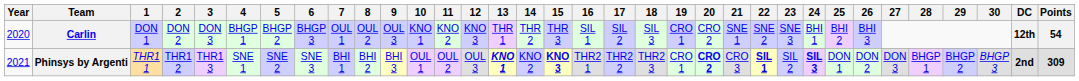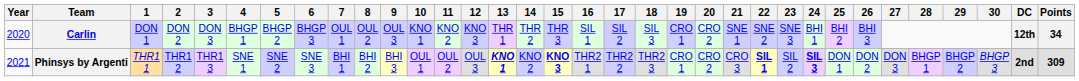(1056, 34) 54 -> (1056, 34) 34
(709, 62) bold -> (709, 62) normal
